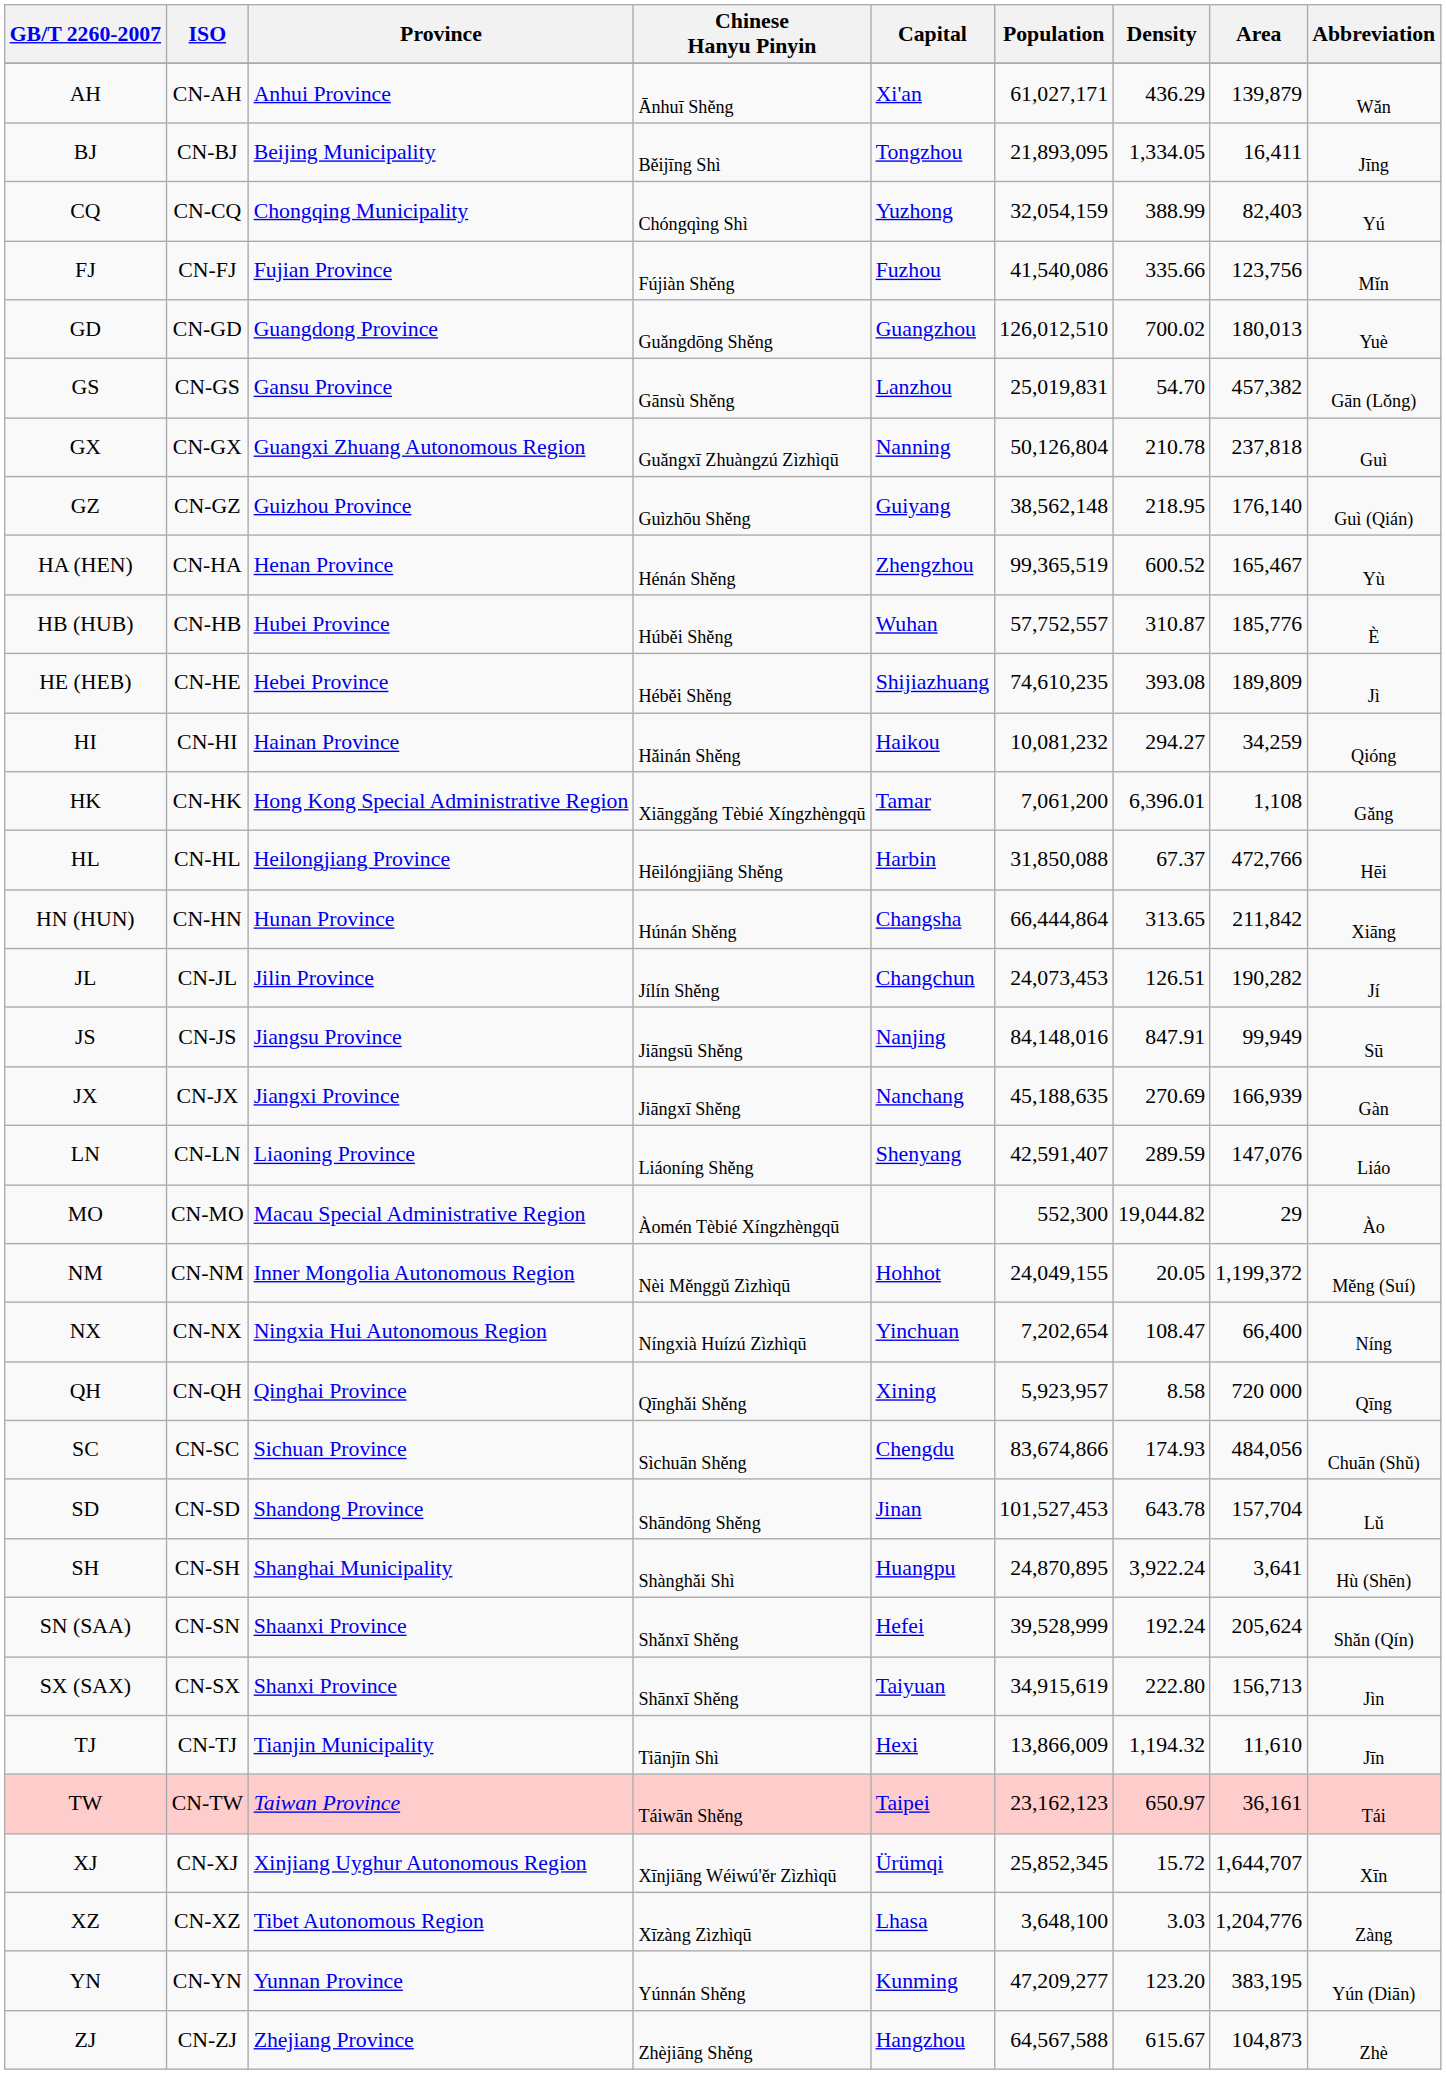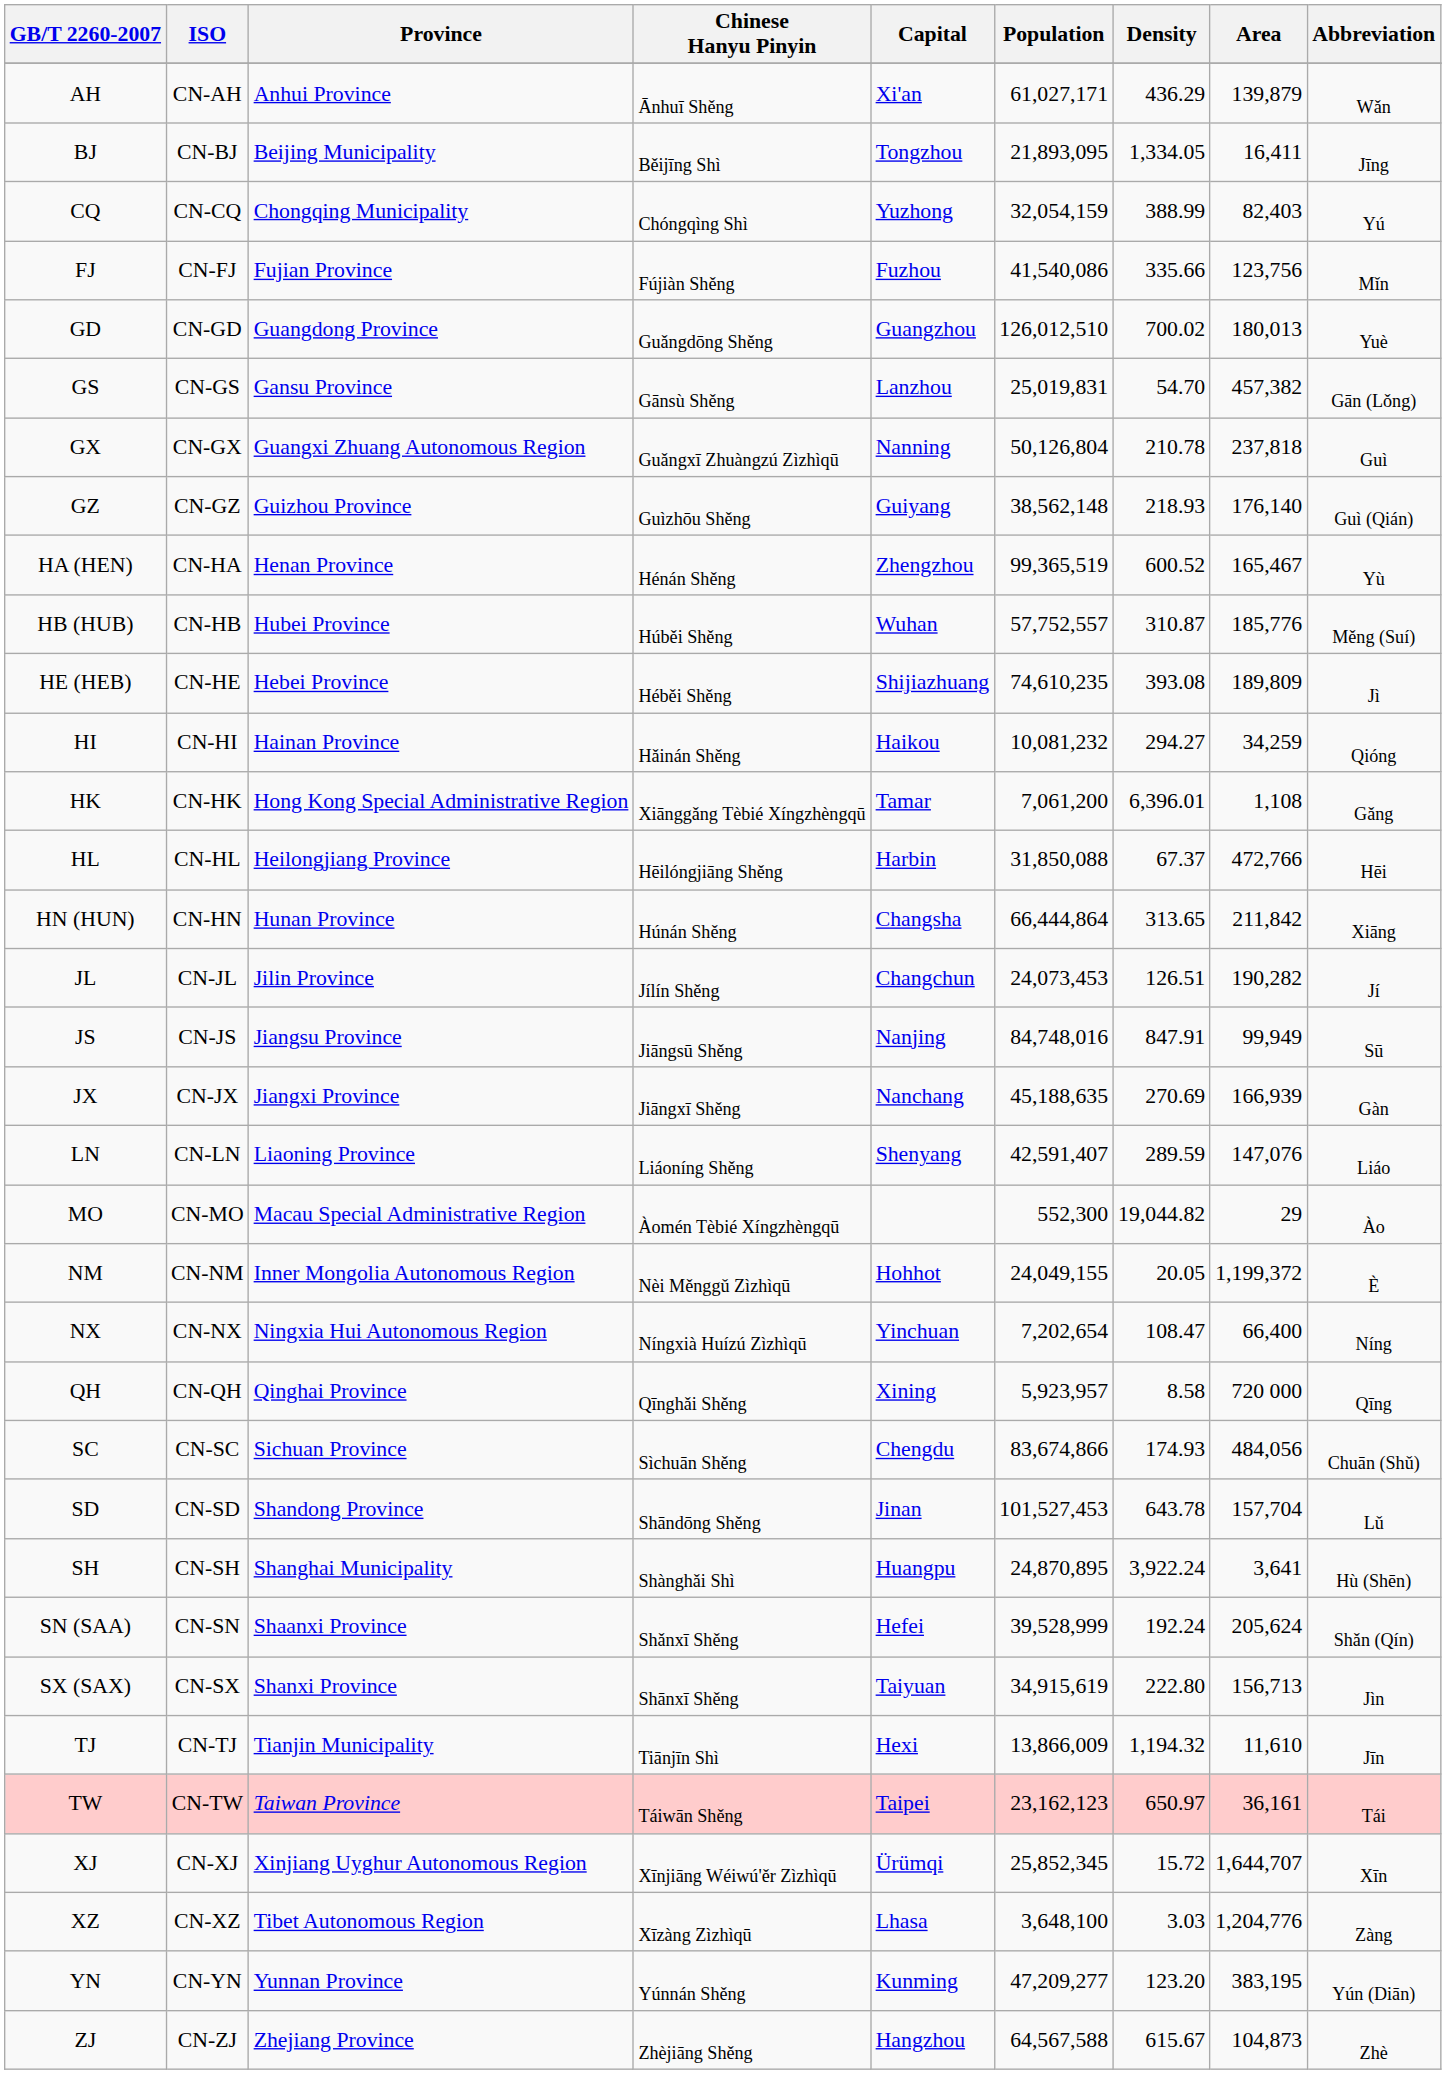(1175, 505) 218.95 -> (1175, 505) 218.93
(1374, 637) È -> (1374, 637) Měng (Suí)
(1059, 1036) 84,148,016 -> (1059, 1036) 84,748,016
(1374, 1286) Měng (Suí) -> (1374, 1286) È
